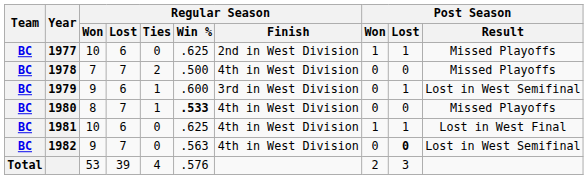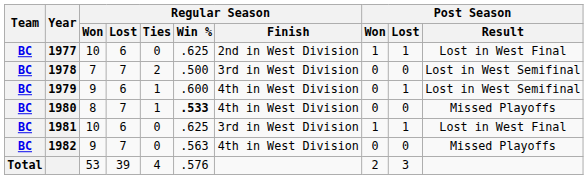(503, 52) Missed Playoffs -> (503, 52) Lost in West Final
(288, 71) 4th in West Division -> (288, 71) 3rd in West Division
(503, 71) Missed Playoffs -> (503, 71) Lost in West Semifinal
(288, 90) 3rd in West Division -> (288, 90) 4th in West Division
(288, 128) 4th in West Division -> (288, 128) 3rd in West Division
(405, 147) bold -> (405, 147) normal
(503, 147) Lost in West Semifinal -> (503, 147) Missed Playoffs
